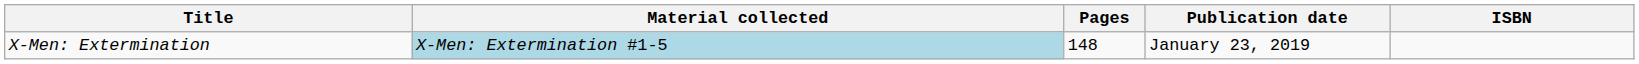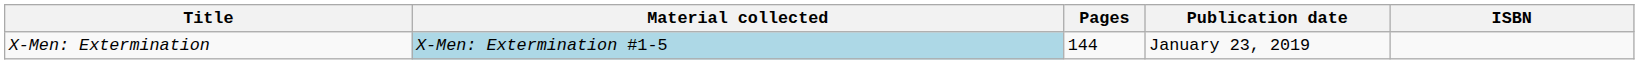(1083, 46) 148 -> (1083, 46) 144
